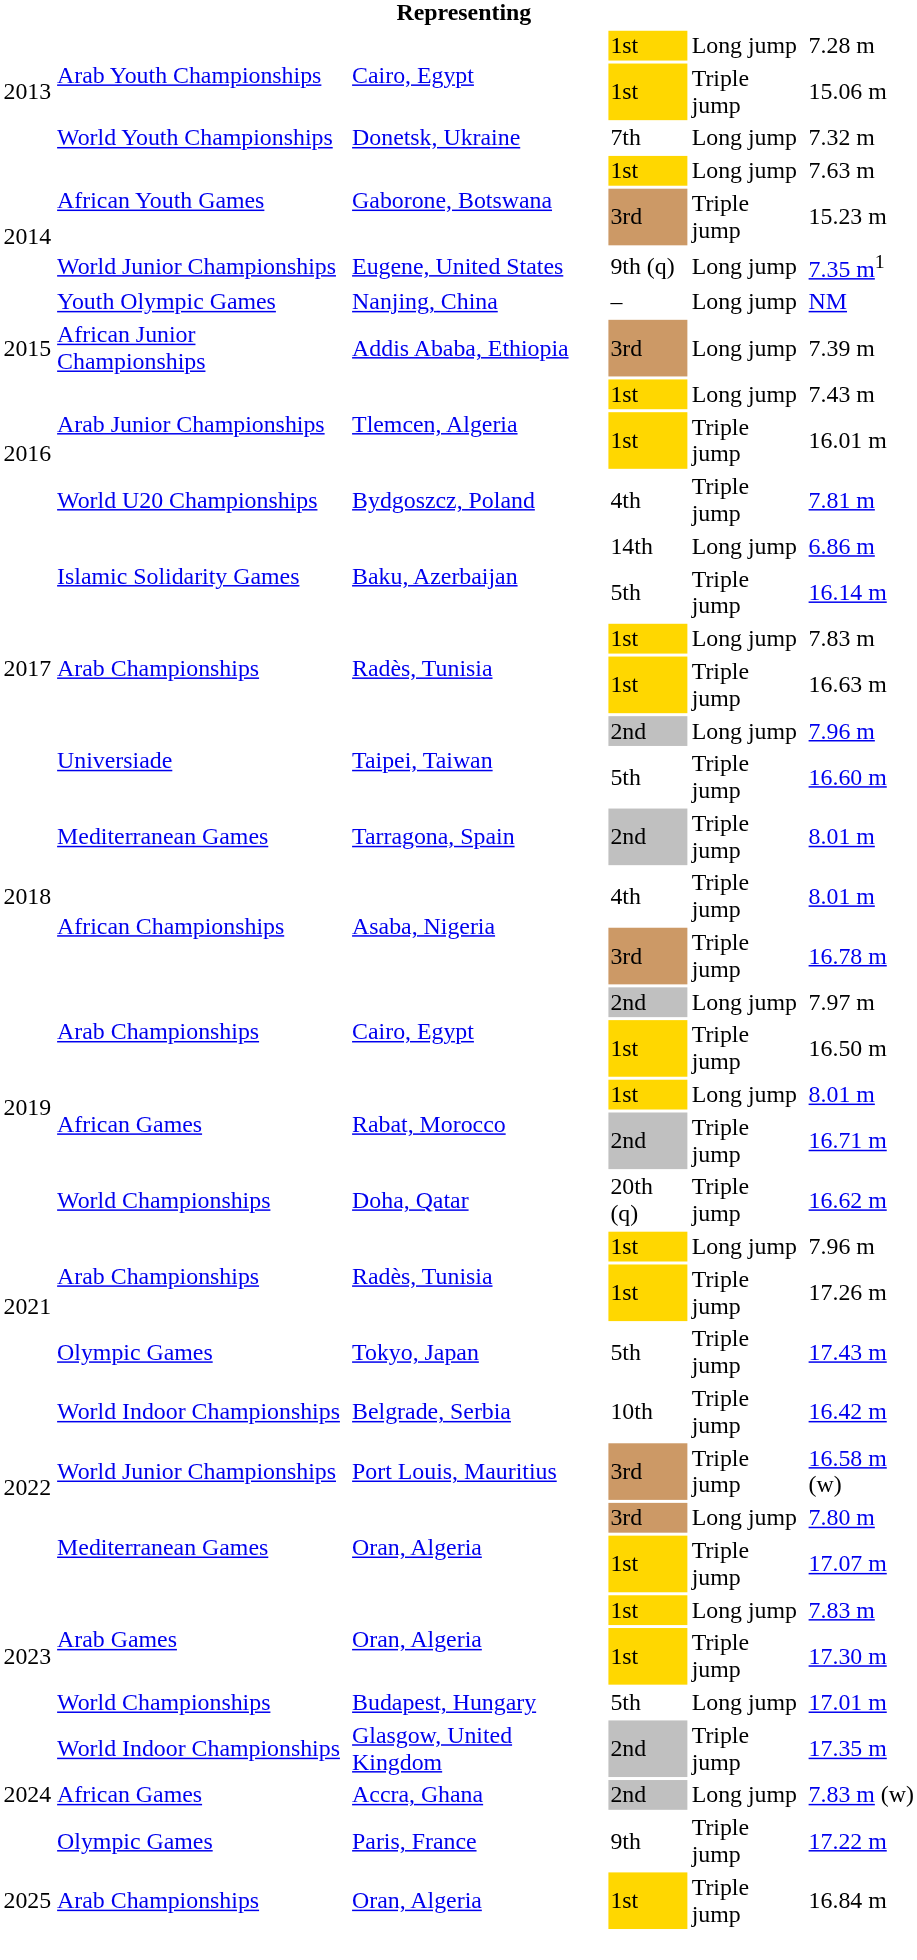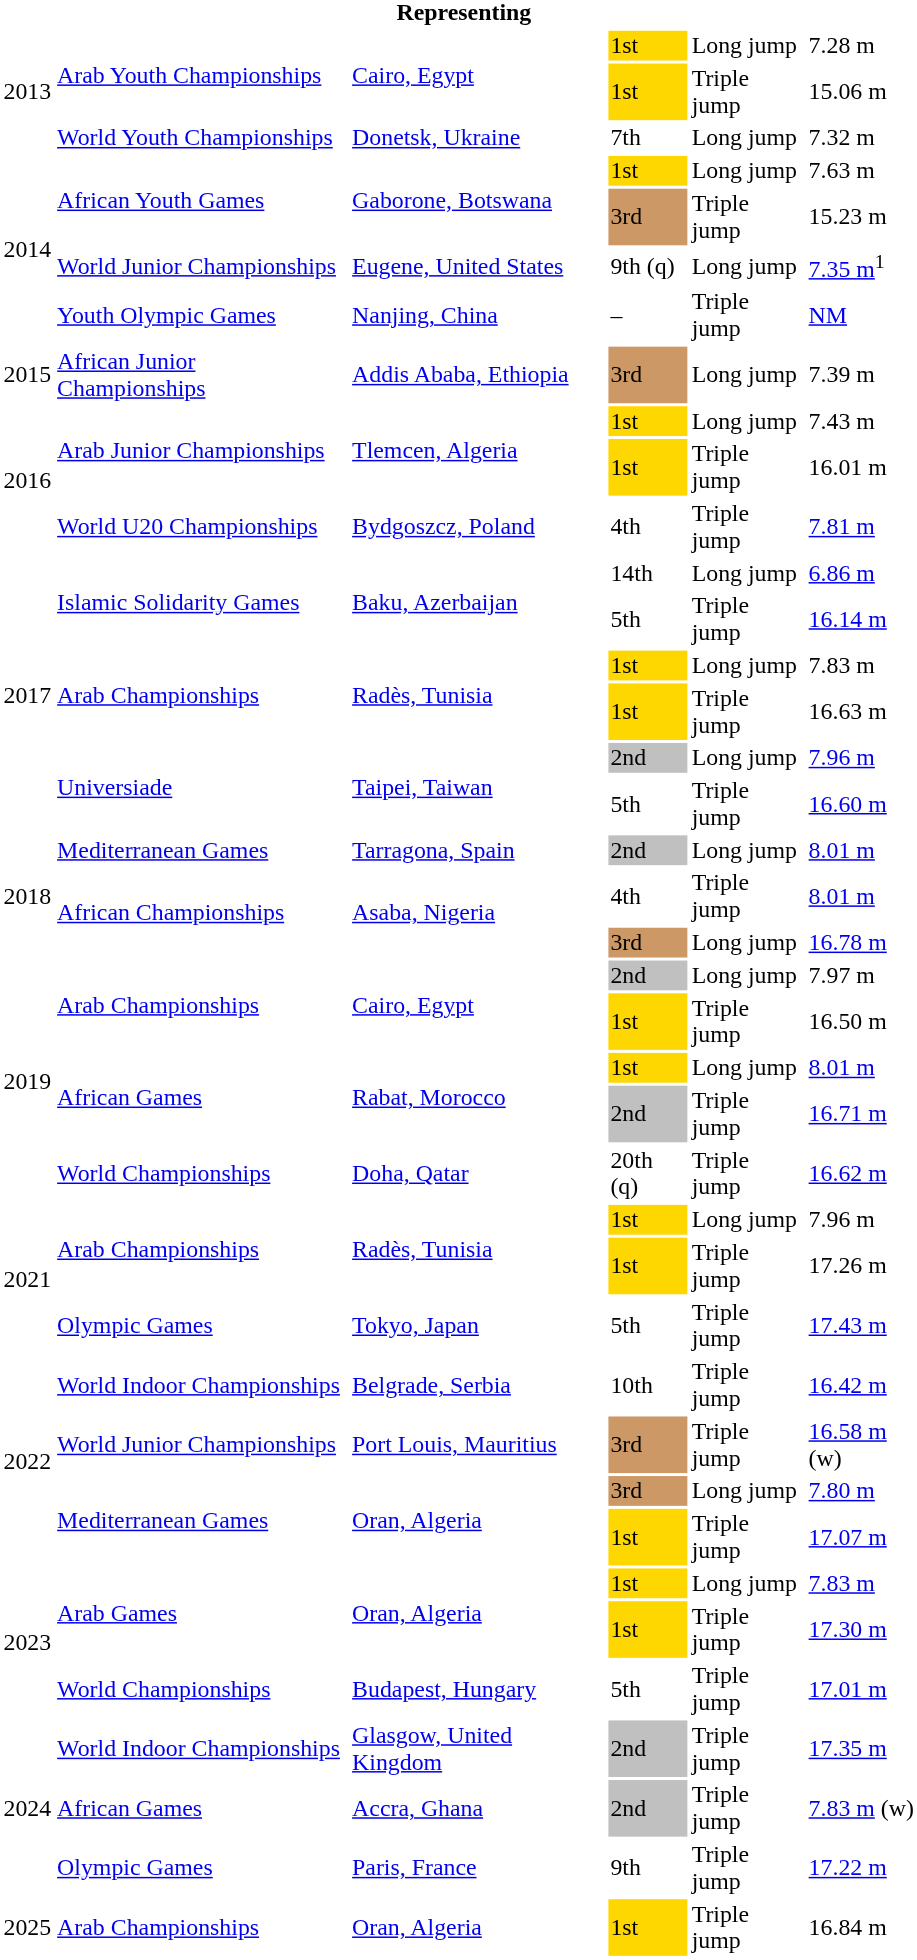(744, 302) Long jump -> (720, 315) Triple jump
(720, 837) Triple jump -> (744, 850) Long jump
(720, 956) Triple jump -> (744, 942) Long jump
(744, 1702) Long jump -> (720, 1689) Triple jump
(744, 1795) Long jump -> (720, 1808) Triple jump
